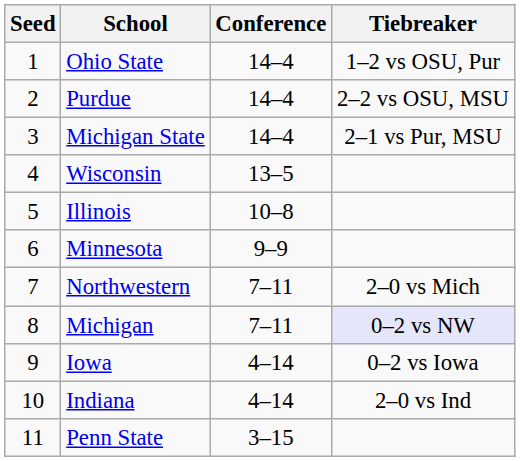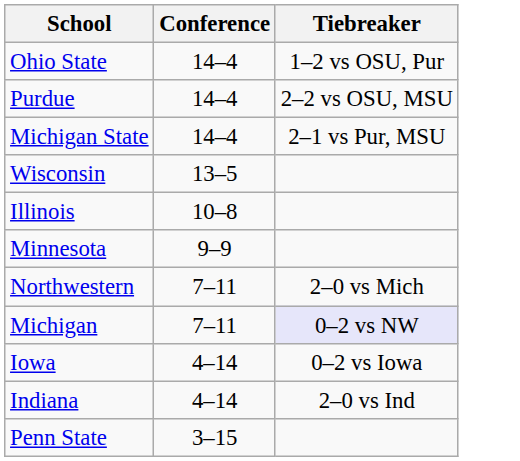- column: (33, 23)
